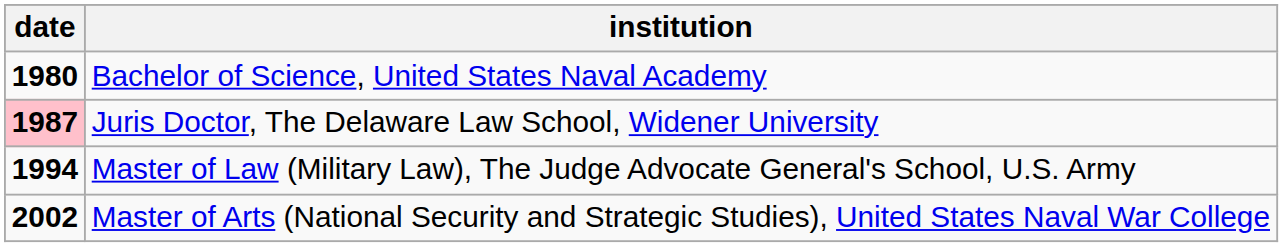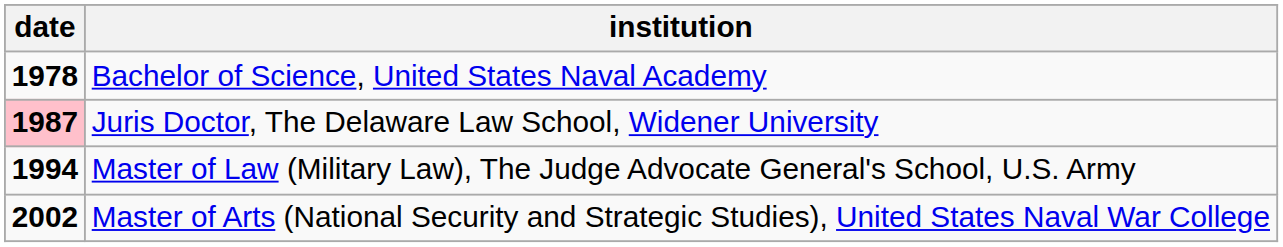(45, 75) 1980 -> (45, 75) 1978
